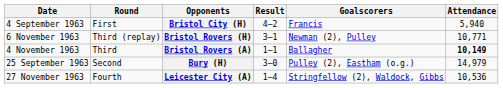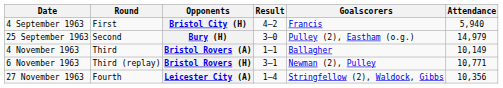rows swapped: (208, 63) <-> (208, 37)
(472, 50) bold -> (472, 50) normal
(472, 77) 10,536 -> (472, 77) 10,356
